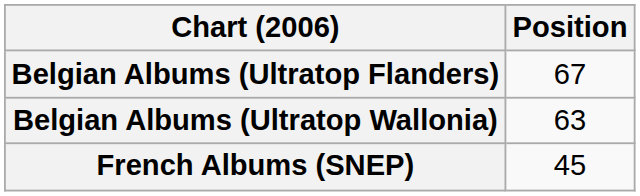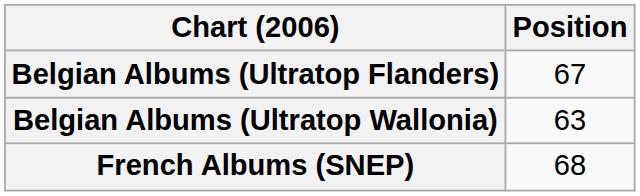(570, 166) 45 -> (570, 166) 68
